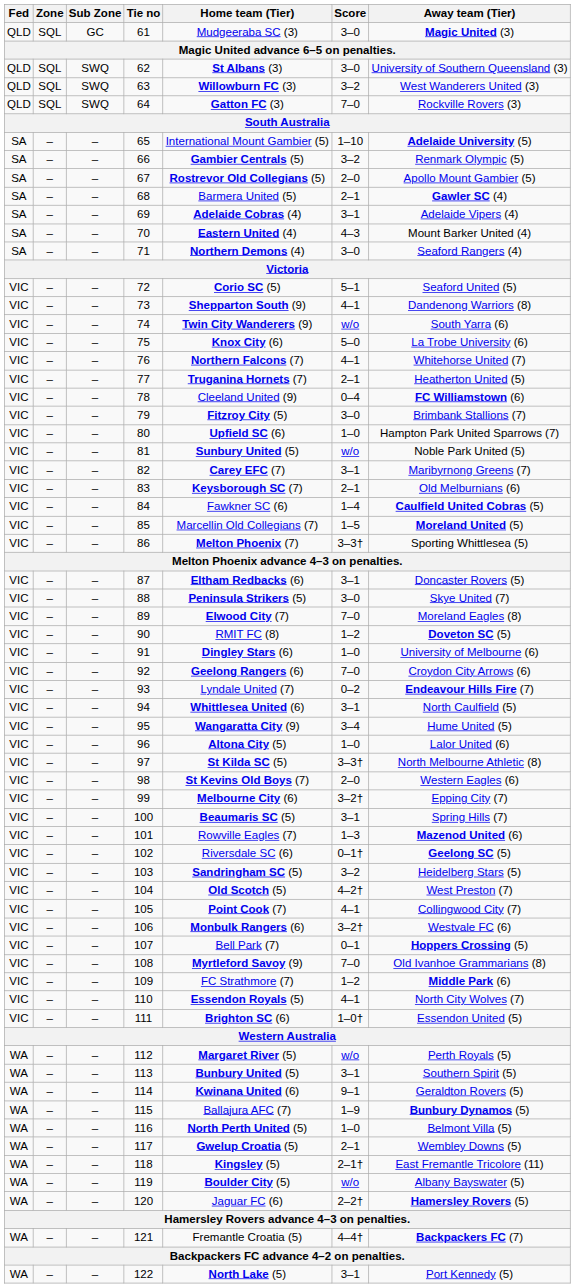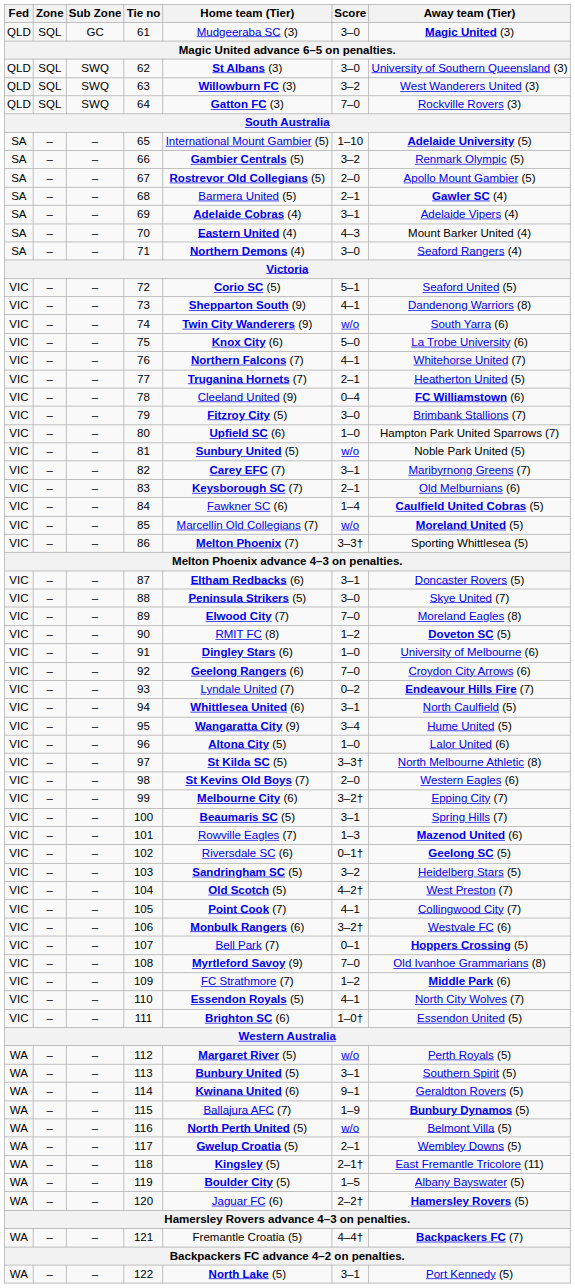(350, 525) 1–5 -> (350, 525) w/o
(350, 1128) 1–0 -> (350, 1128) w/o
(350, 1182) w/o -> (350, 1182) 1–5
